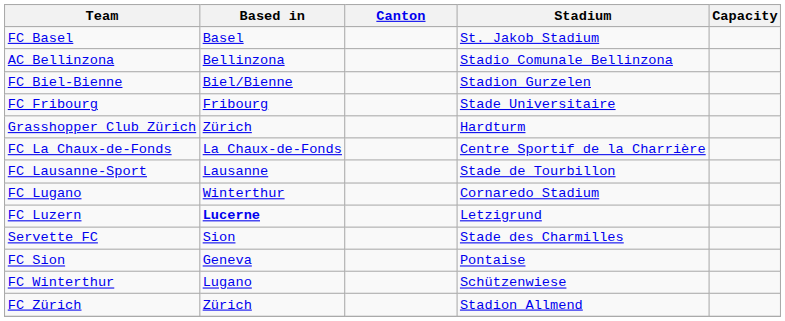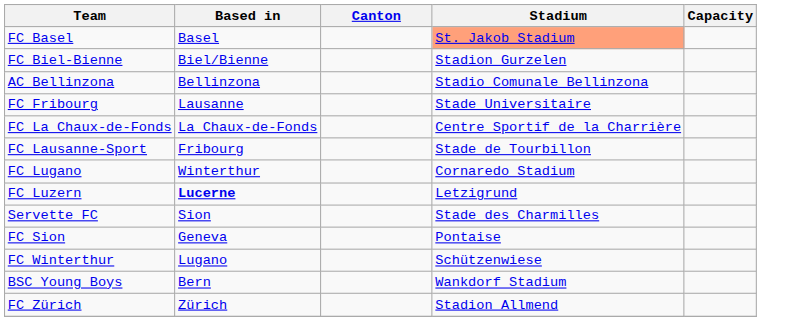(530, 38) no background -> (505, 38) lightsalmon background
rows swapped: (61, 60) <-> (65, 82)
(235, 105) Fribourg -> (211, 105) Lausanne
- row: (102, 127)
(235, 171) Lausanne -> (211, 149) Fribourg
+ row: (65, 283)
